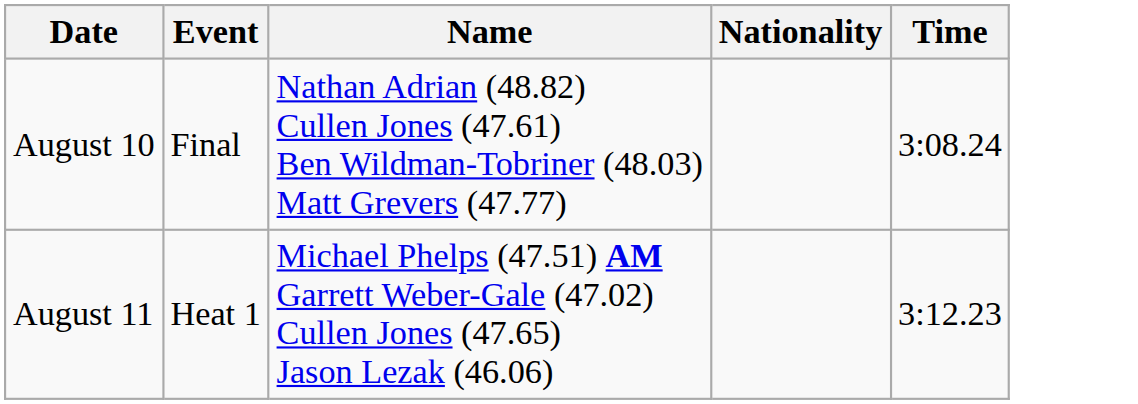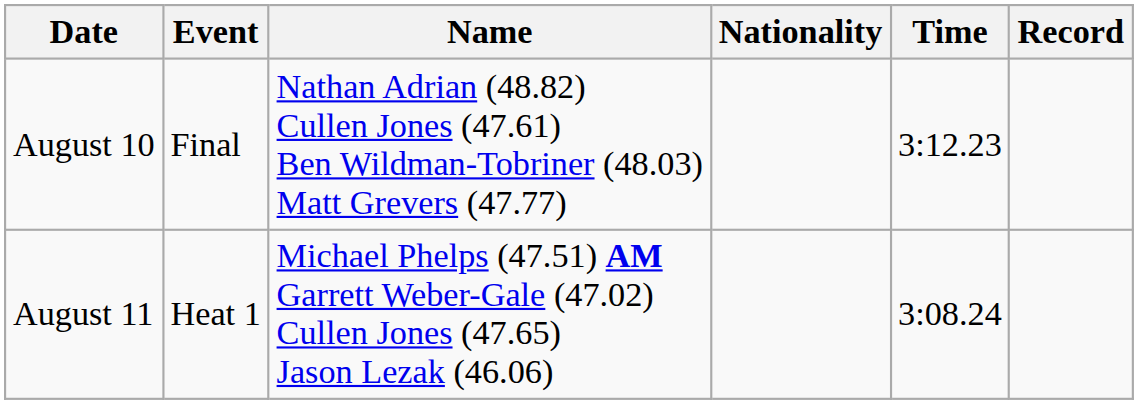+ column: (1071, 31)
(950, 143) 3:08.24 -> (950, 143) 3:12.23
(950, 313) 3:12.23 -> (950, 313) 3:08.24
